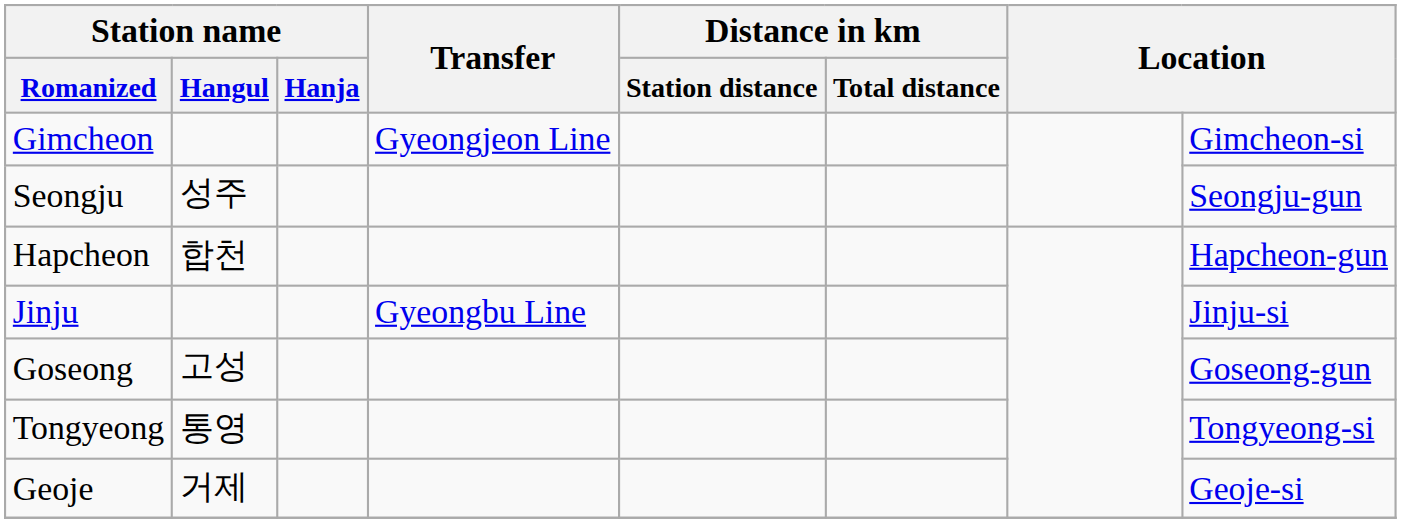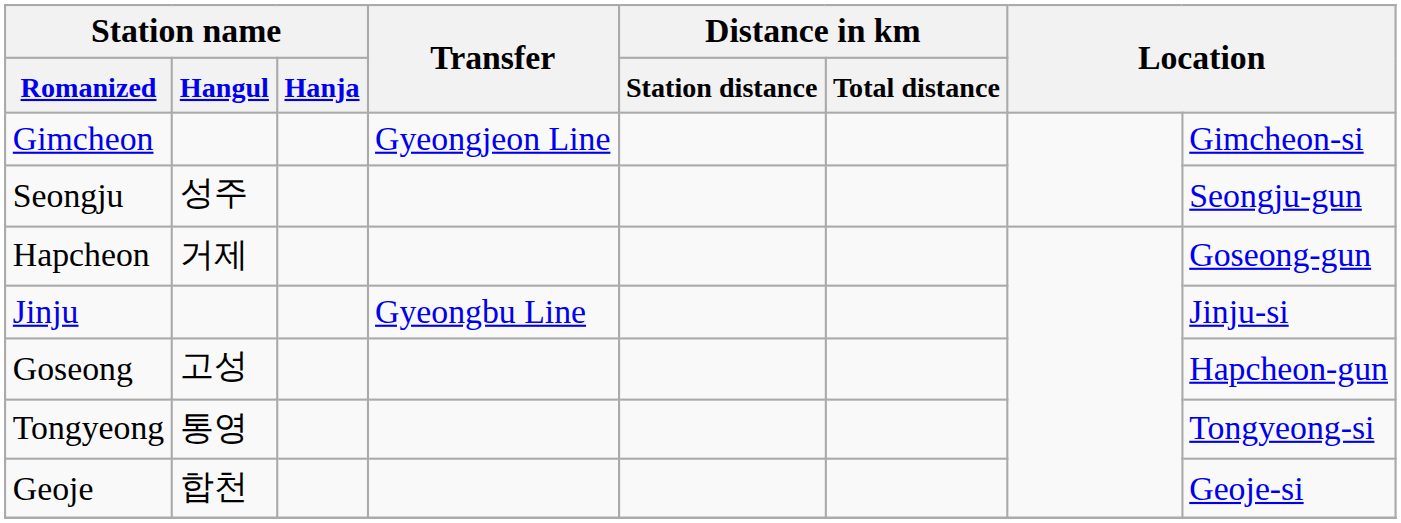(214, 253) 합천 -> (214, 253) 거제
(1289, 254) Hapcheon-gun -> (1280, 254) Goseong-gun
(1280, 368) Goseong-gun -> (1289, 368) Hapcheon-gun
(214, 487) 거제 -> (214, 487) 합천
